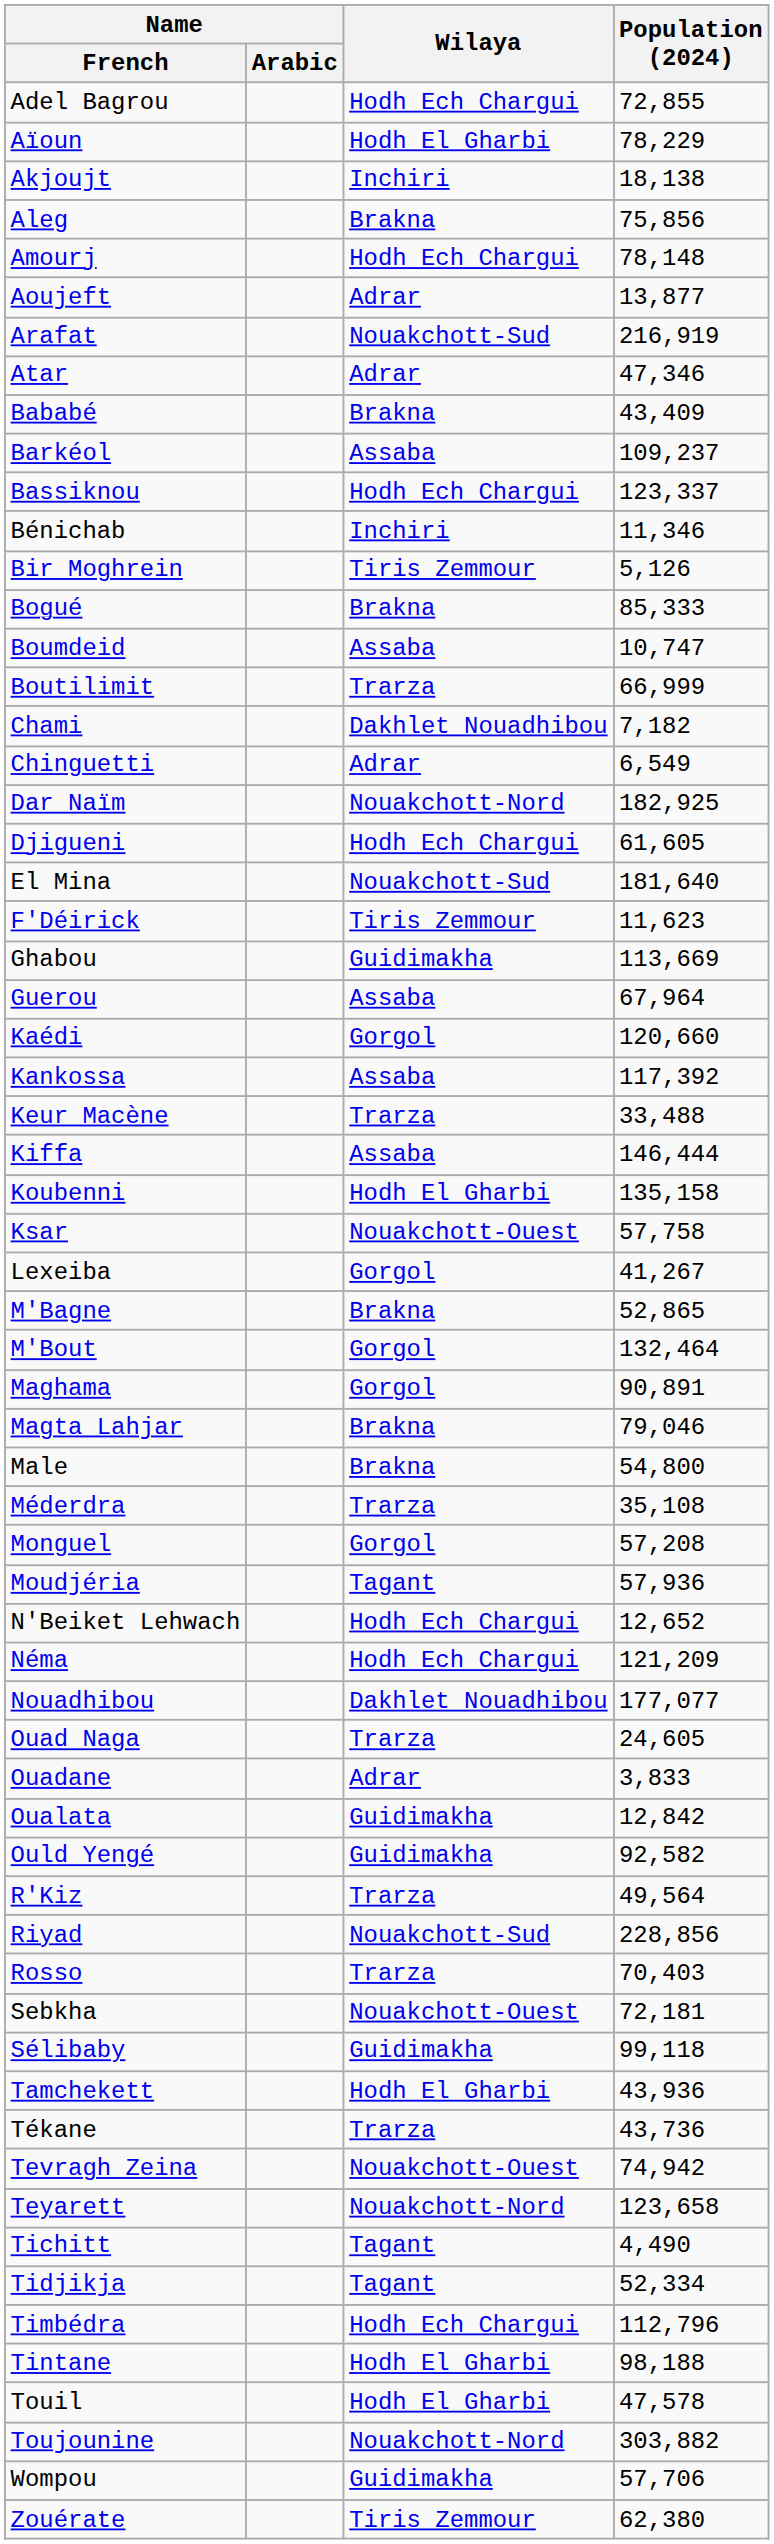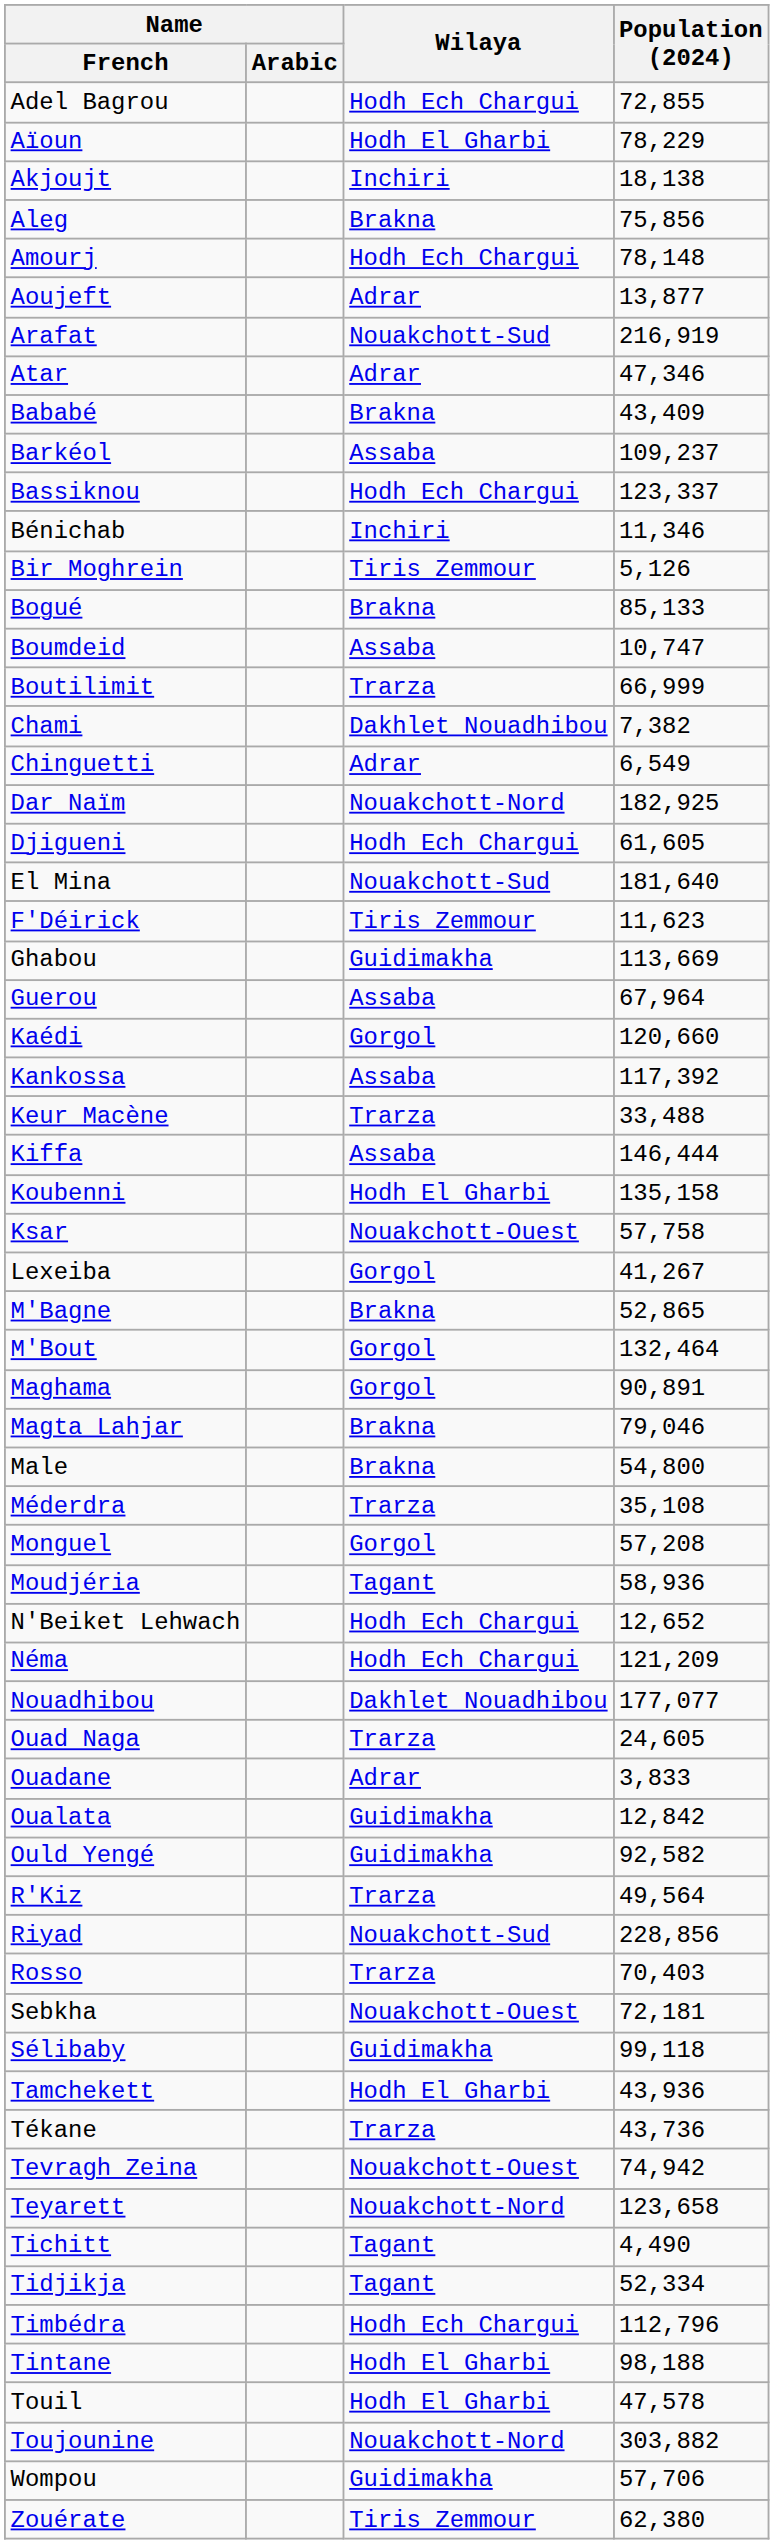(662, 609) 85,333 -> (662, 609) 85,133
(655, 726) 7,182 -> (655, 726) 7,382
(662, 1584) 57,936 -> (662, 1584) 58,936
